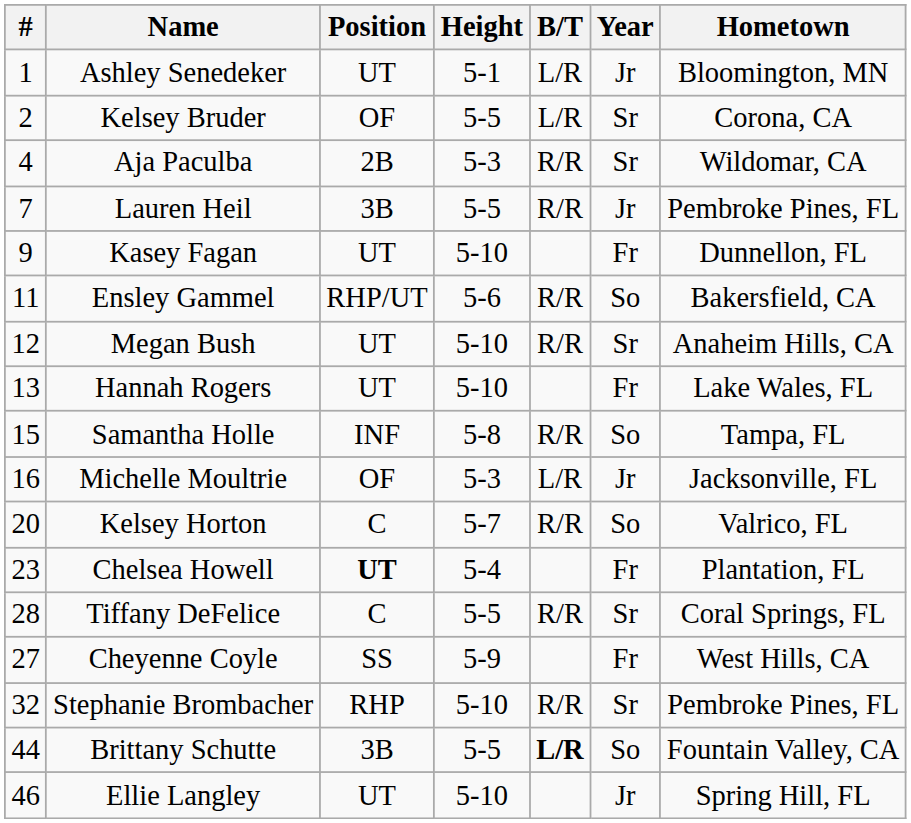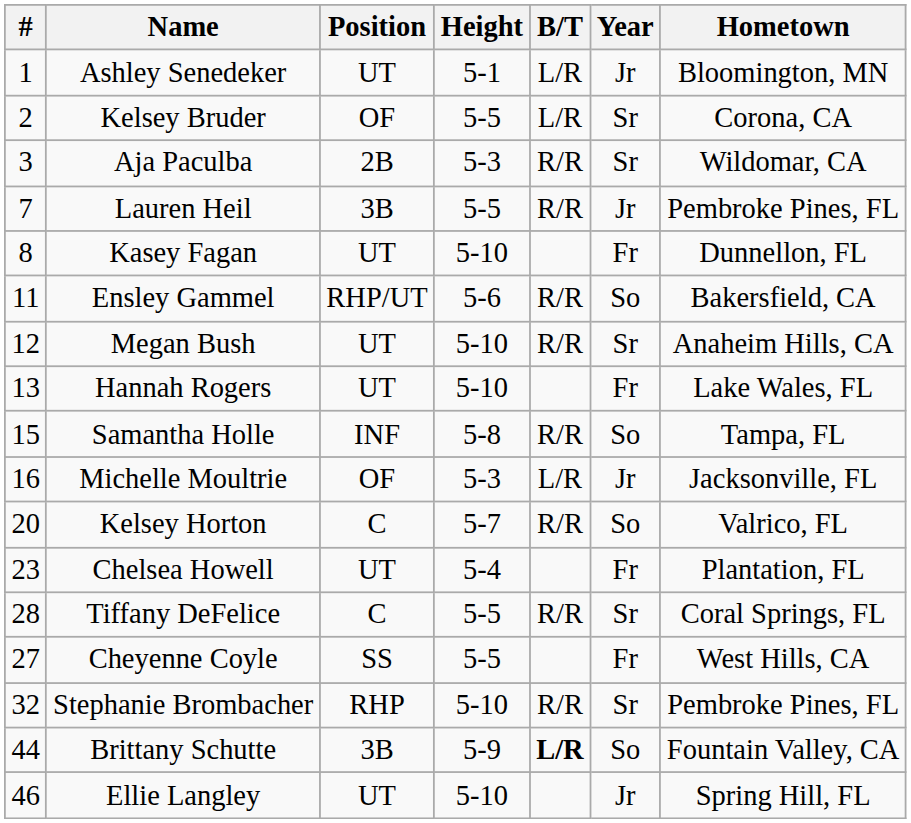(26, 162) 4 -> (26, 162) 3
(26, 252) 9 -> (26, 252) 8
(377, 569) bold -> (377, 569) normal
(482, 659) 5-9 -> (482, 659) 5-5
(482, 749) 5-5 -> (482, 749) 5-9
